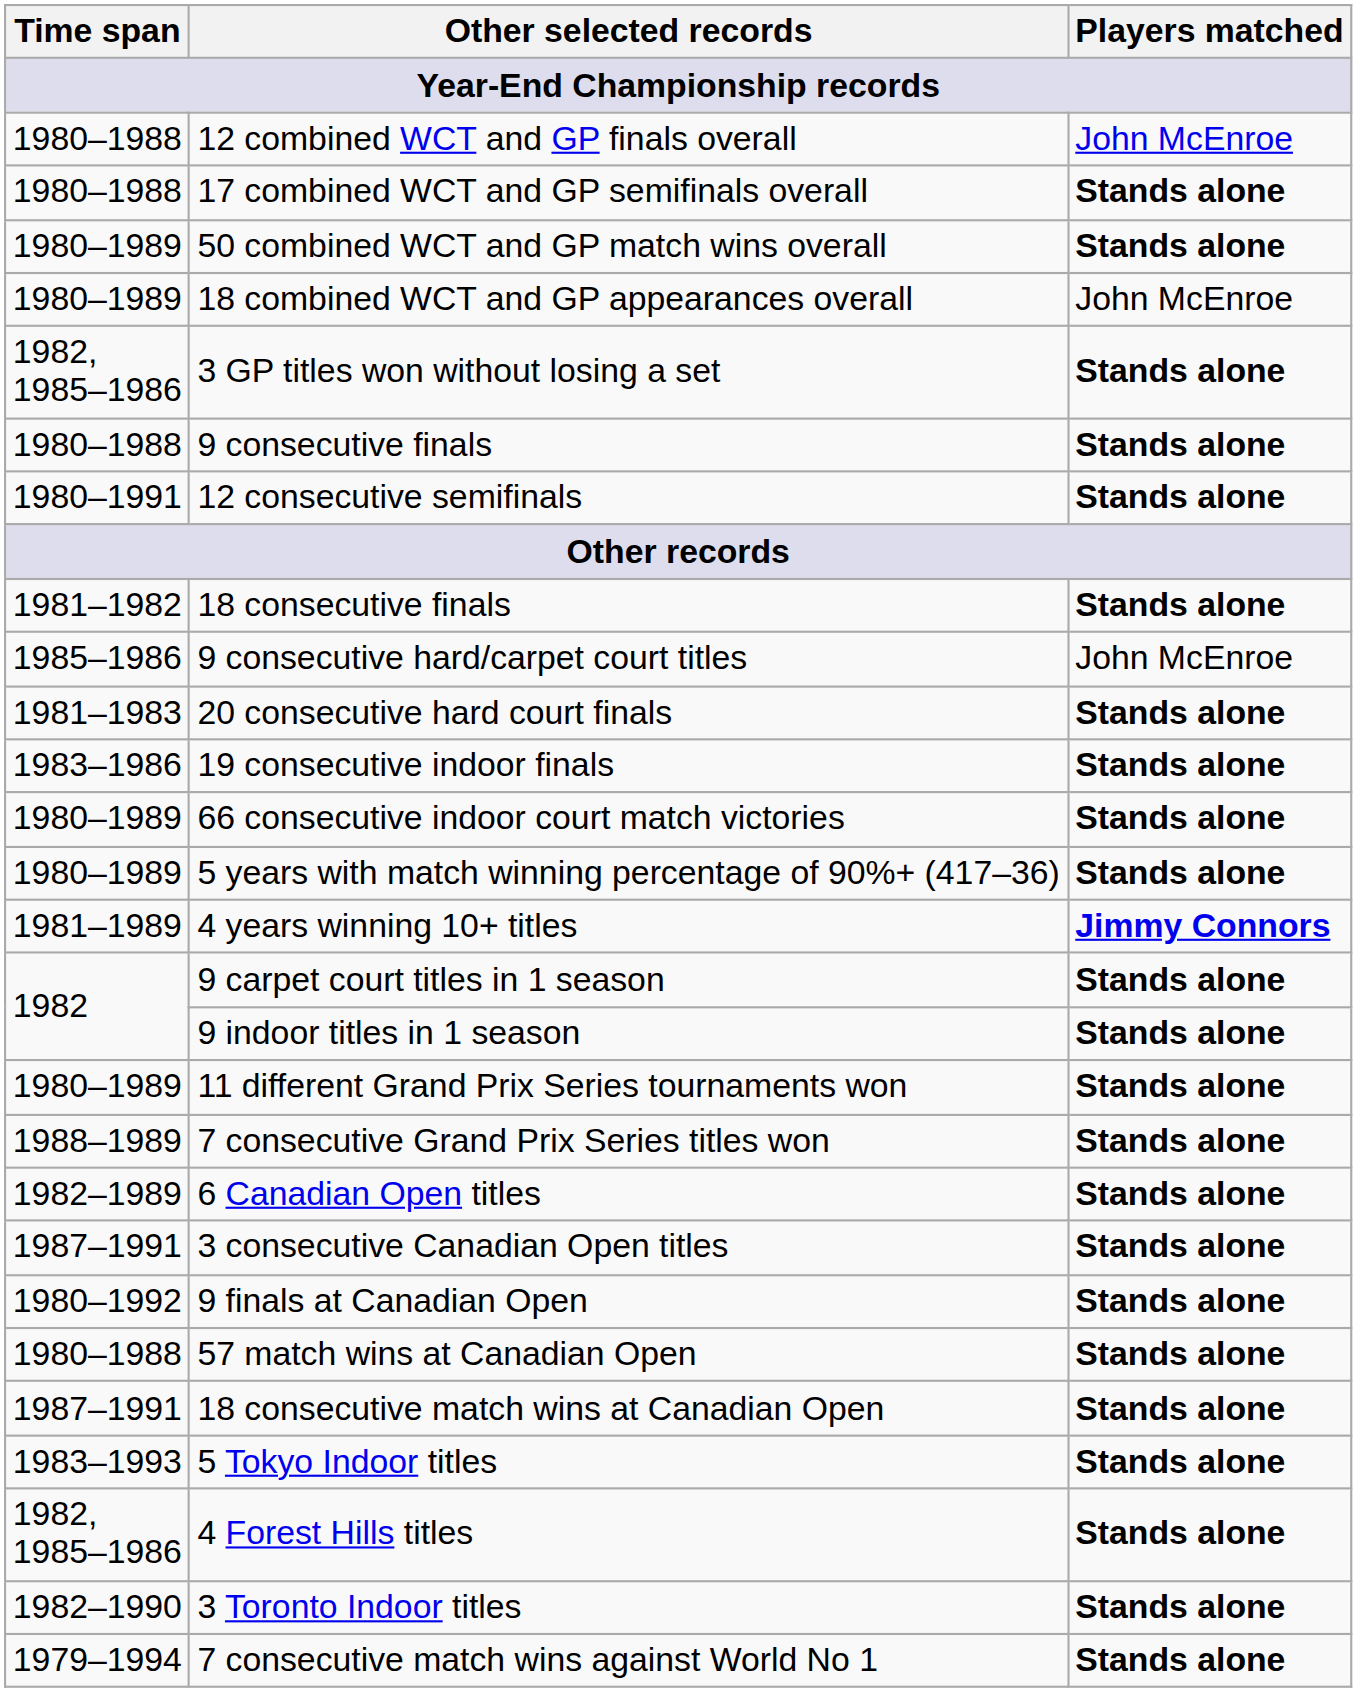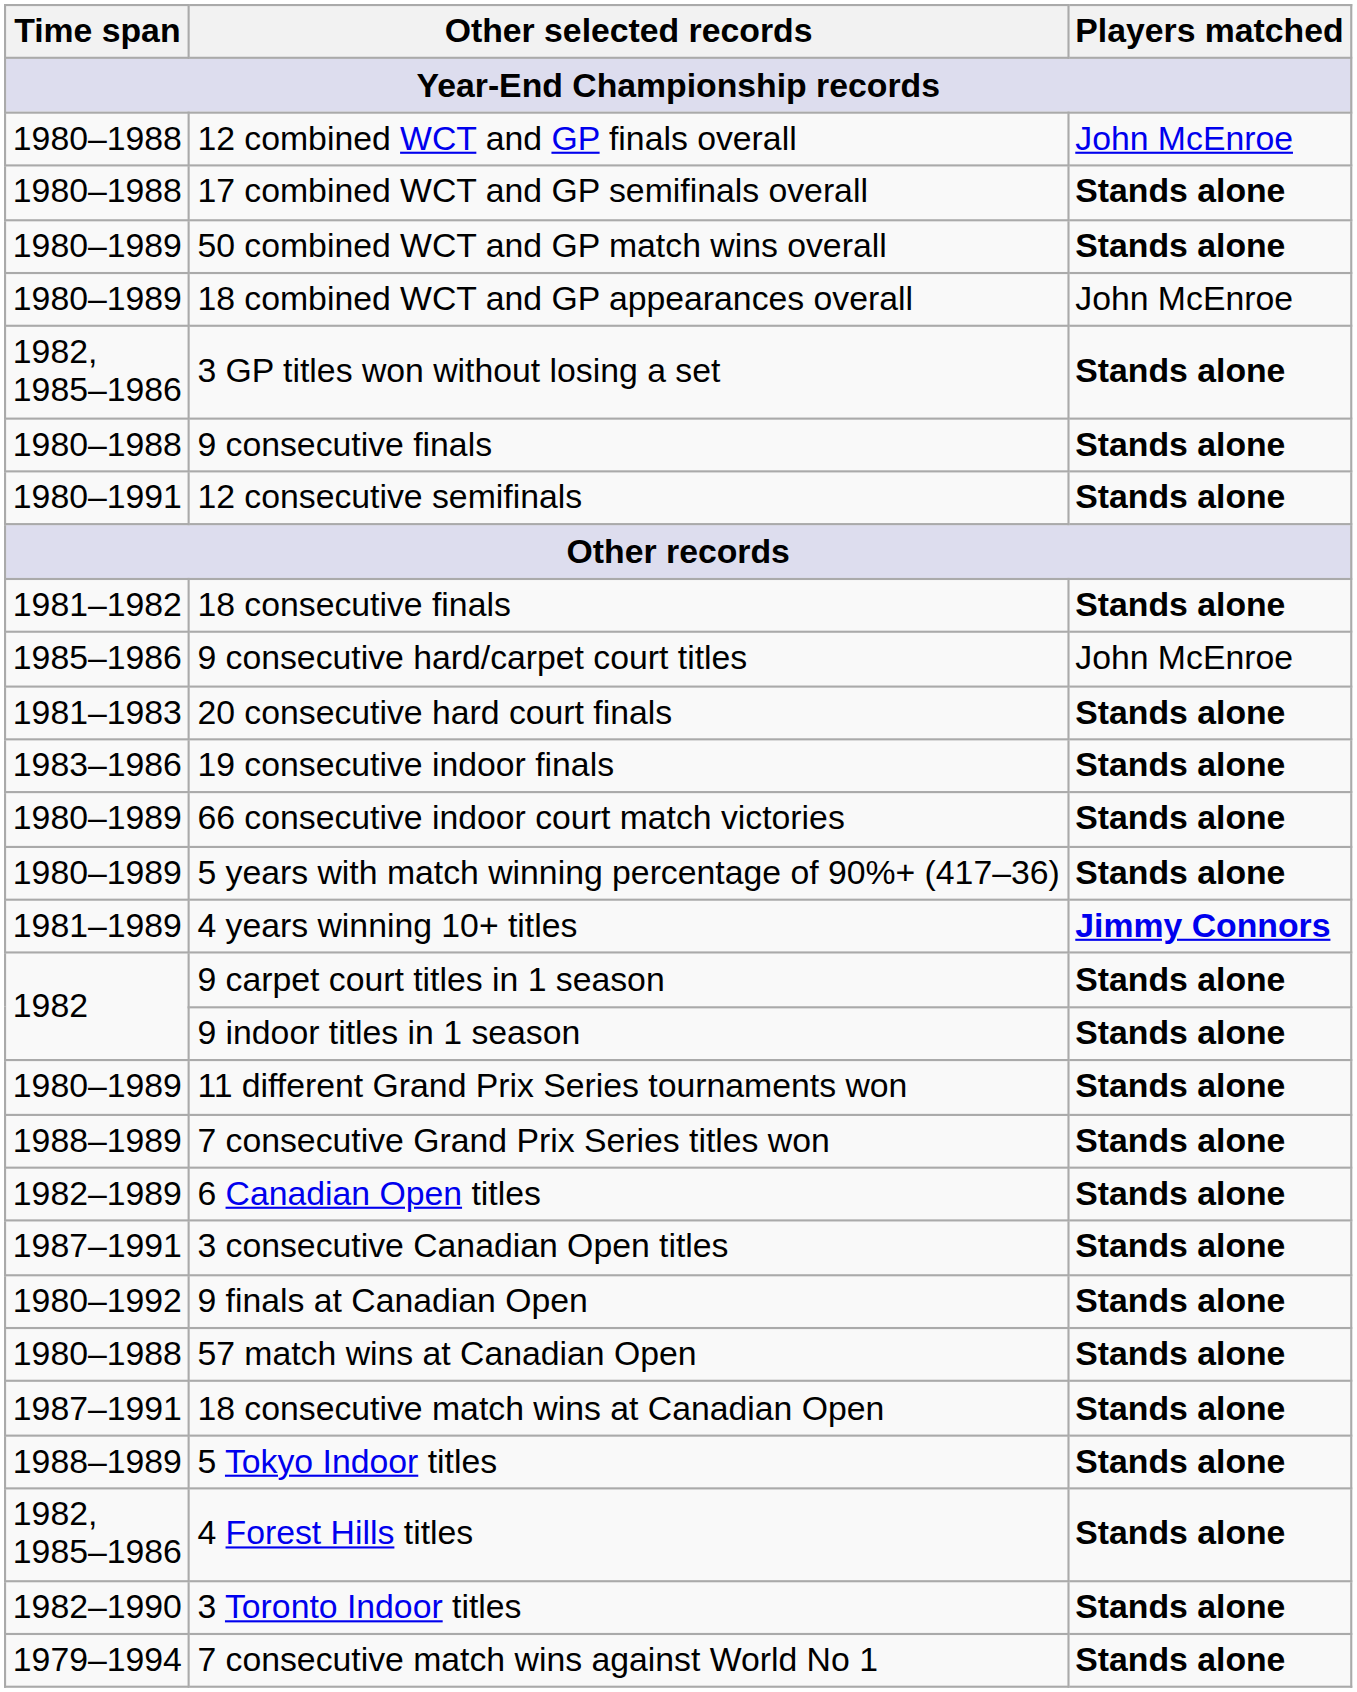(97, 1461) 1983–1993 -> (97, 1461) 1988–1989
